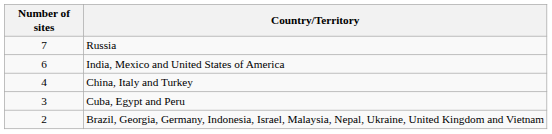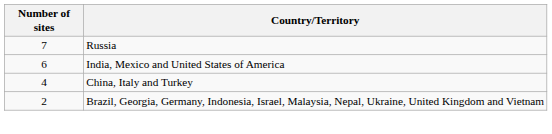- row: (136, 101)
